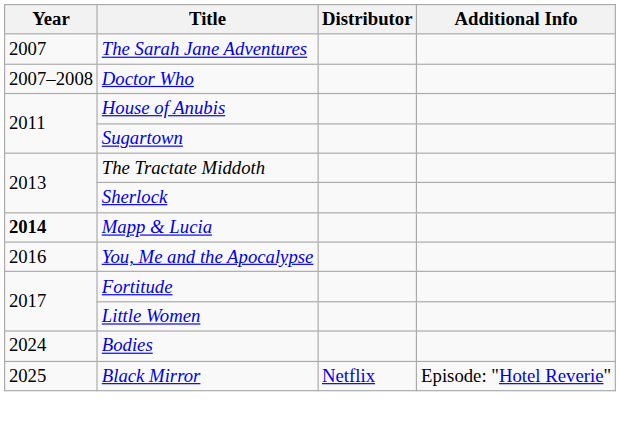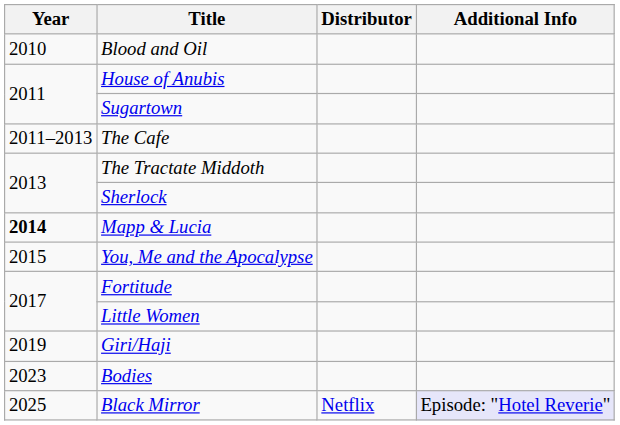- row: (204, 49)
- row: (148, 78)
+ row: (154, 49)
+ row: (135, 138)
(28, 256) 2016 -> (28, 256) 2015
+ row: (136, 345)
(28, 345) 2024 -> (28, 375) 2023
(516, 375) no background -> (515, 405) lavender background
